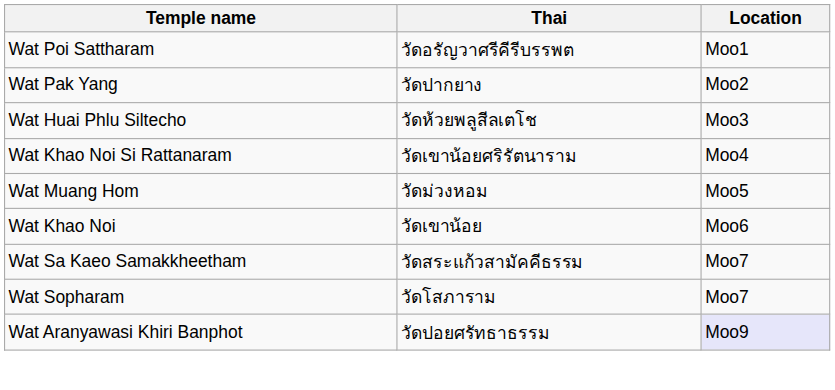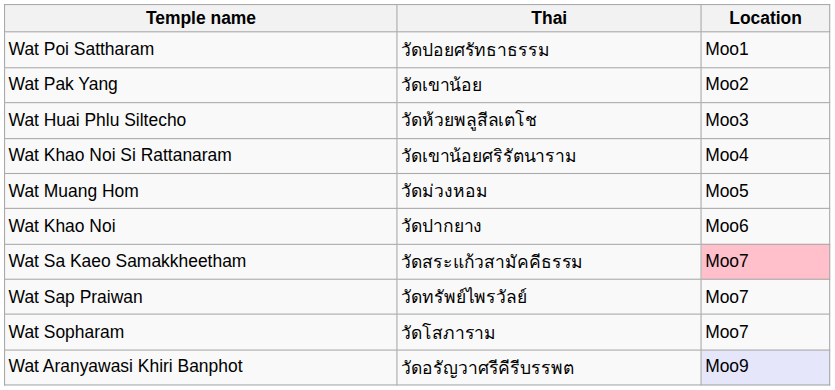(488, 50) วัดอรัญวาศรีคีรีบรรพต -> (476, 50) วัดปอยศรัทธาธรรม
(442, 85) วัดปากยาง -> (442, 85) วัดเขาน้อย
(442, 226) วัดเขาน้อย -> (442, 226) วัดปากยาง
(727, 261) no background -> (727, 261) pink background
+ row: (76, 296)
(476, 332) วัดปอยศรัทธาธรรม -> (488, 367) วัดอรัญวาศรีคีรีบรรพต
